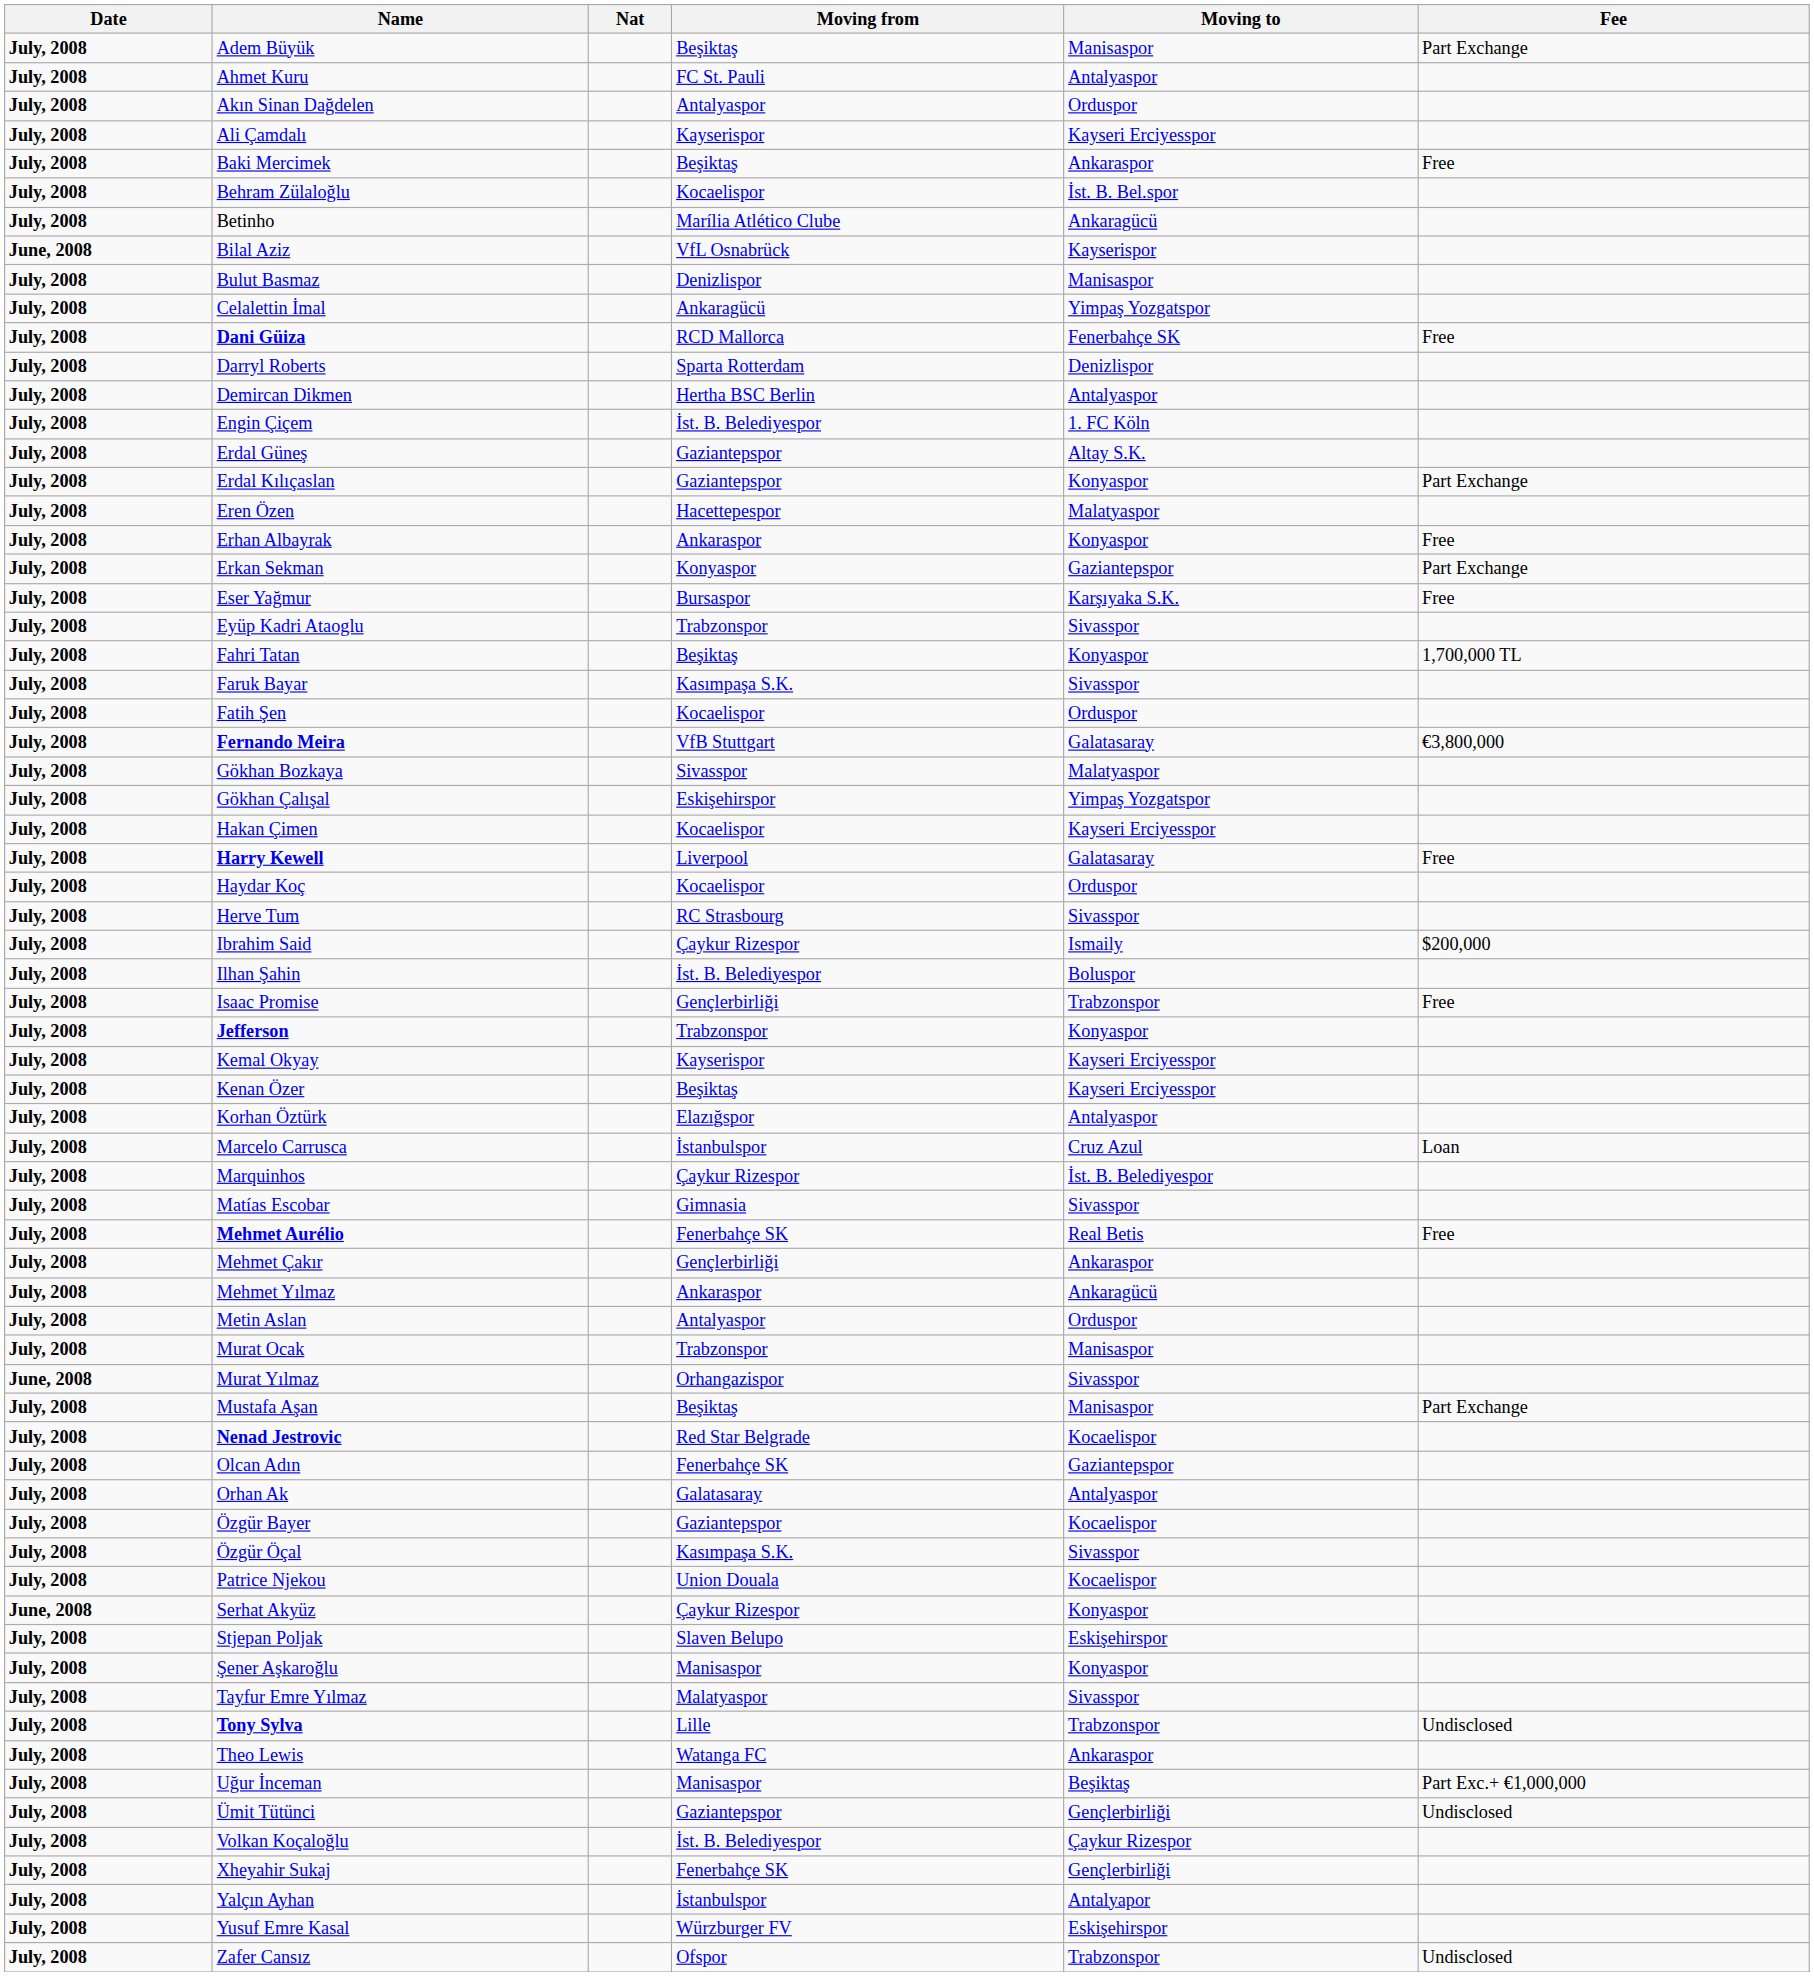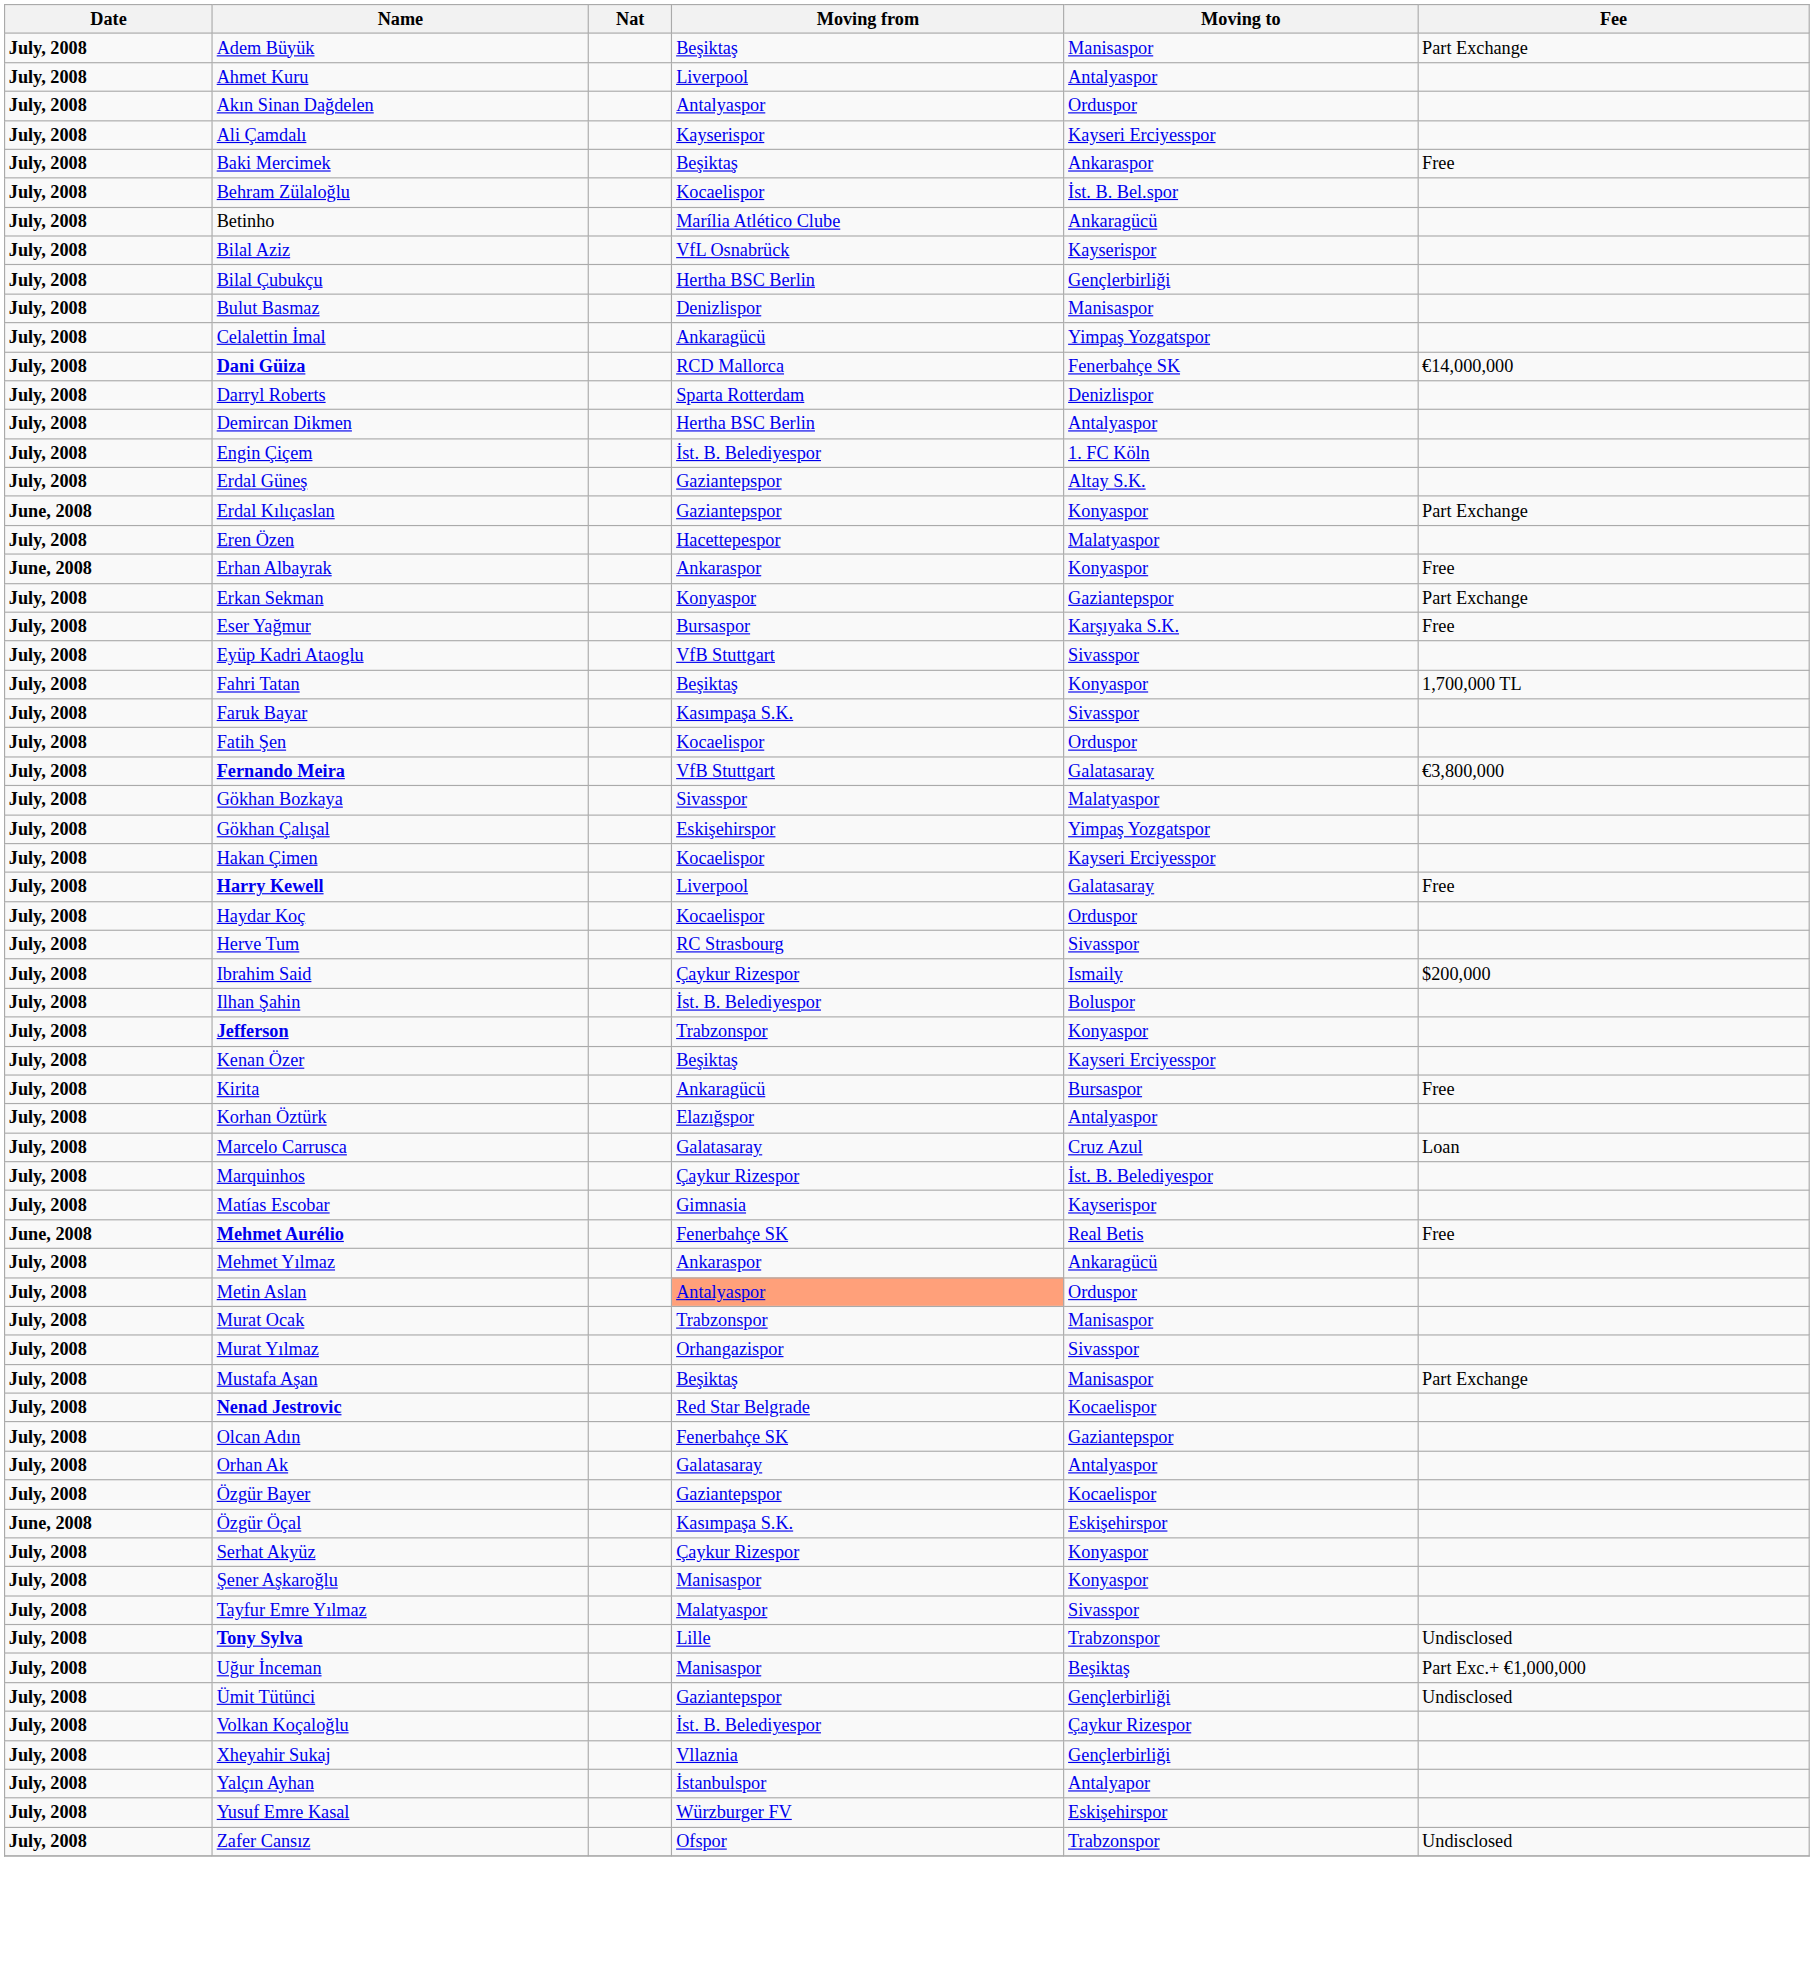(720, 76) FC St. Pauli -> (712, 76) Liverpool
(50, 250) June, 2008 -> (48, 250) July, 2008
+ row: (270, 279)
(1438, 337) Free -> (1468, 366) €14,000,000
(48, 481) July, 2008 -> (50, 510) June, 2008
(48, 539) July, 2008 -> (50, 568) June, 2008
(722, 626) Trabzonspor -> (726, 655) VfB Stuttgart
- row: (268, 1002)
- row: (268, 1060)
+ row: (238, 1089)
(721, 1147) İstanbulspor -> (719, 1147) Galatasaray
(1104, 1204) Sivasspor -> (1112, 1204) Kayserispor
(48, 1233) July, 2008 -> (50, 1233) June, 2008
- row: (270, 1262)
(721, 1320) no background -> (721, 1291) lightsalmon background
(50, 1378) June, 2008 -> (48, 1349) July, 2008
(48, 1552) July, 2008 -> (50, 1523) June, 2008
(1104, 1552) Sivasspor -> (1118, 1523) Eskişehirspor
- row: (271, 1581)
(50, 1609) June, 2008 -> (48, 1552) July, 2008
- row: (270, 1638)
- row: (260, 1754)
(732, 1870) Fenerbahçe SK -> (707, 1754) Vllaznia
